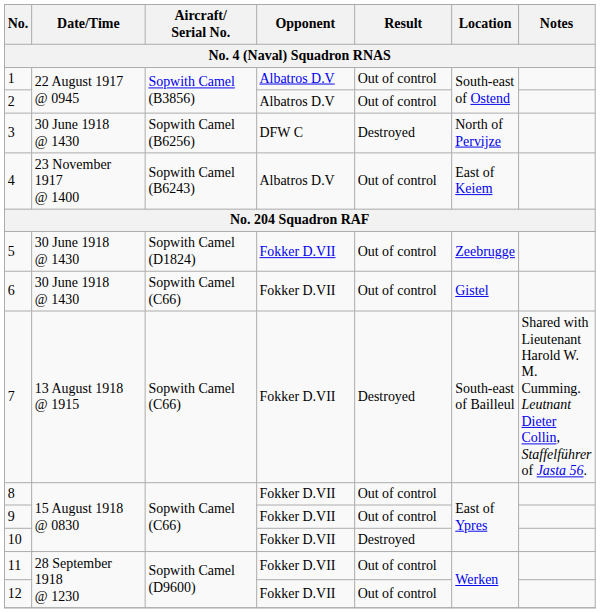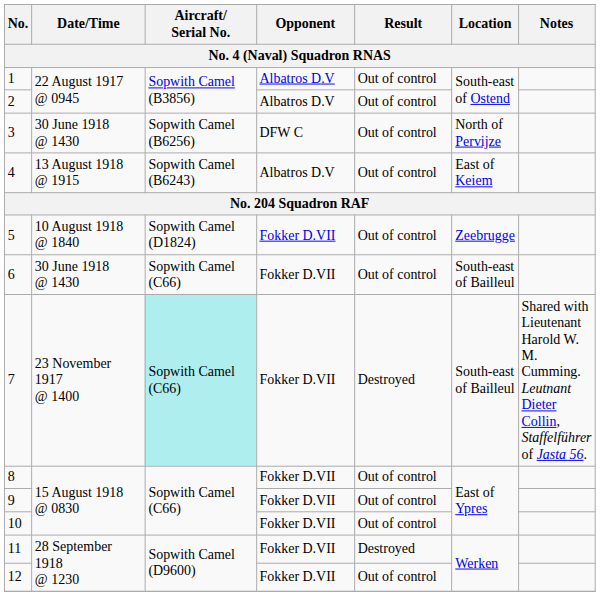(386, 133) Destroyed -> (397, 133) Out of control
(73, 181) 23 November 1917 @ 1400 -> (79, 172) 13 August 1918 @ 1915
(72, 251) 30 June 1918 @ 1430 -> (79, 235) 10 August 1918 @ 1840
(472, 291) Gistel -> (485, 274) South-east of Bailleul
(79, 396) 13 August 1918 @ 1915 -> (73, 380) 23 November 1917 @ 1400
(192, 396) no background -> (192, 380) paleturquoise background
(386, 540) Destroyed -> (397, 523) Out of control
(397, 565) Out of control -> (386, 549) Destroyed
